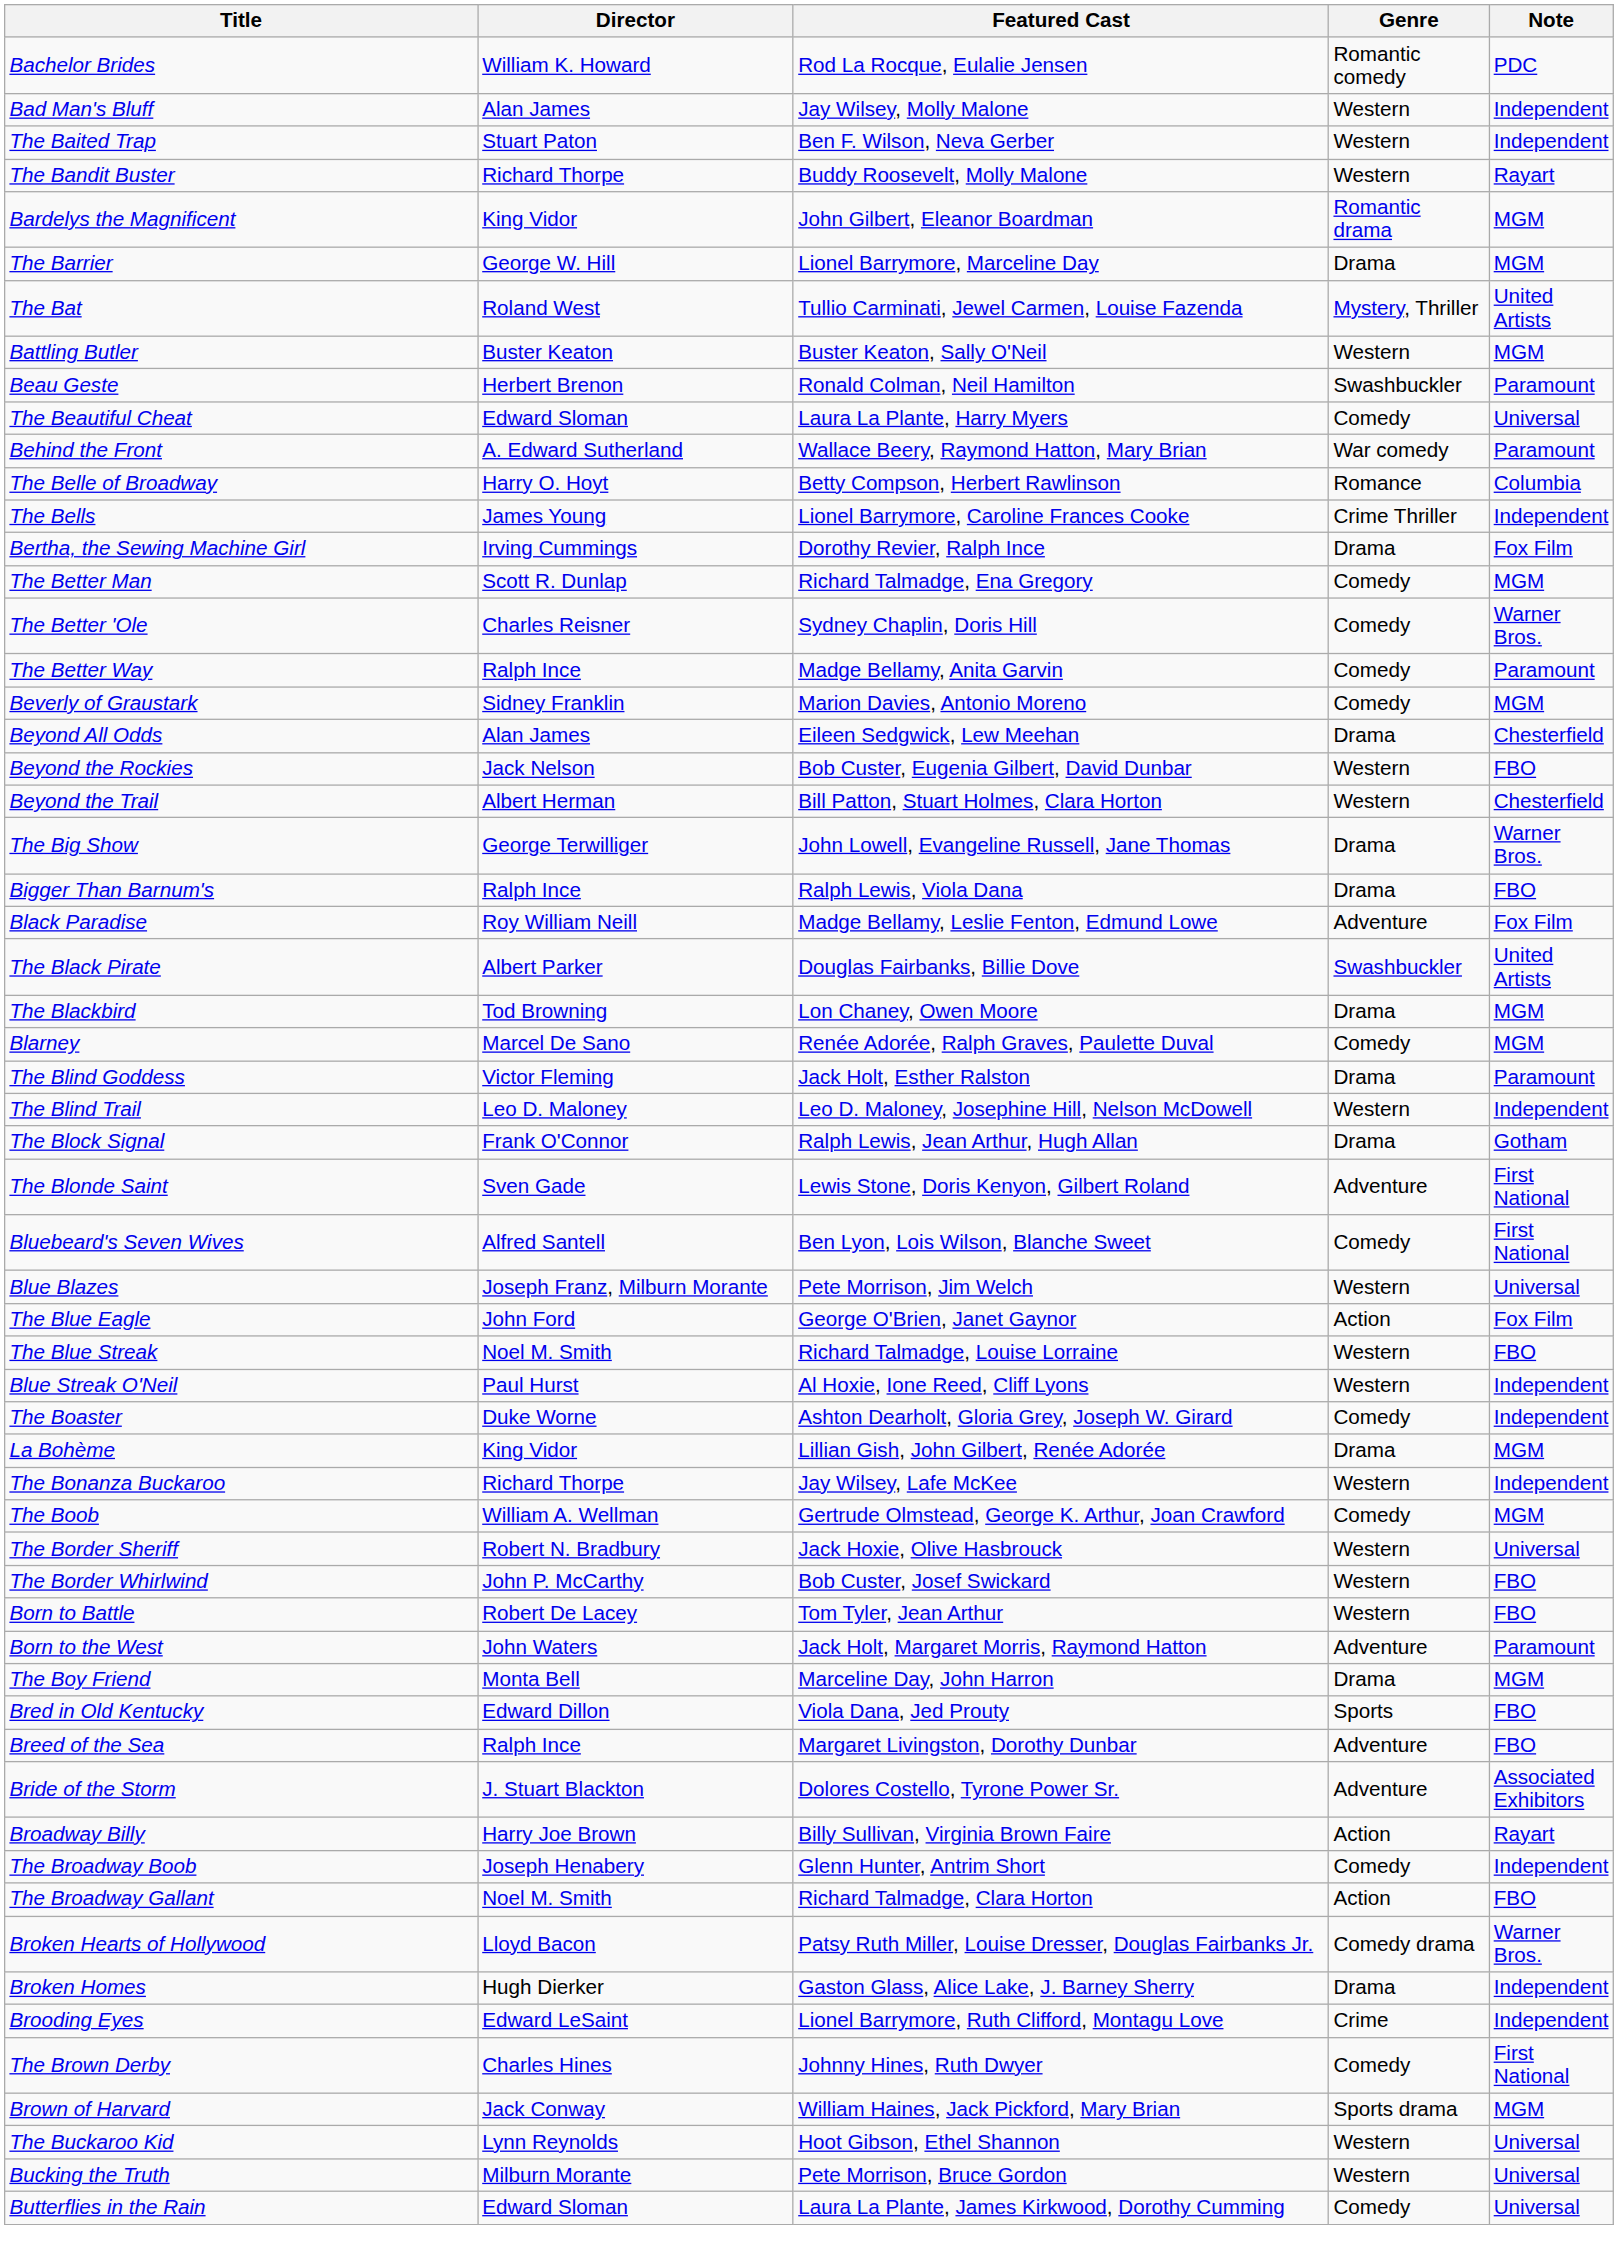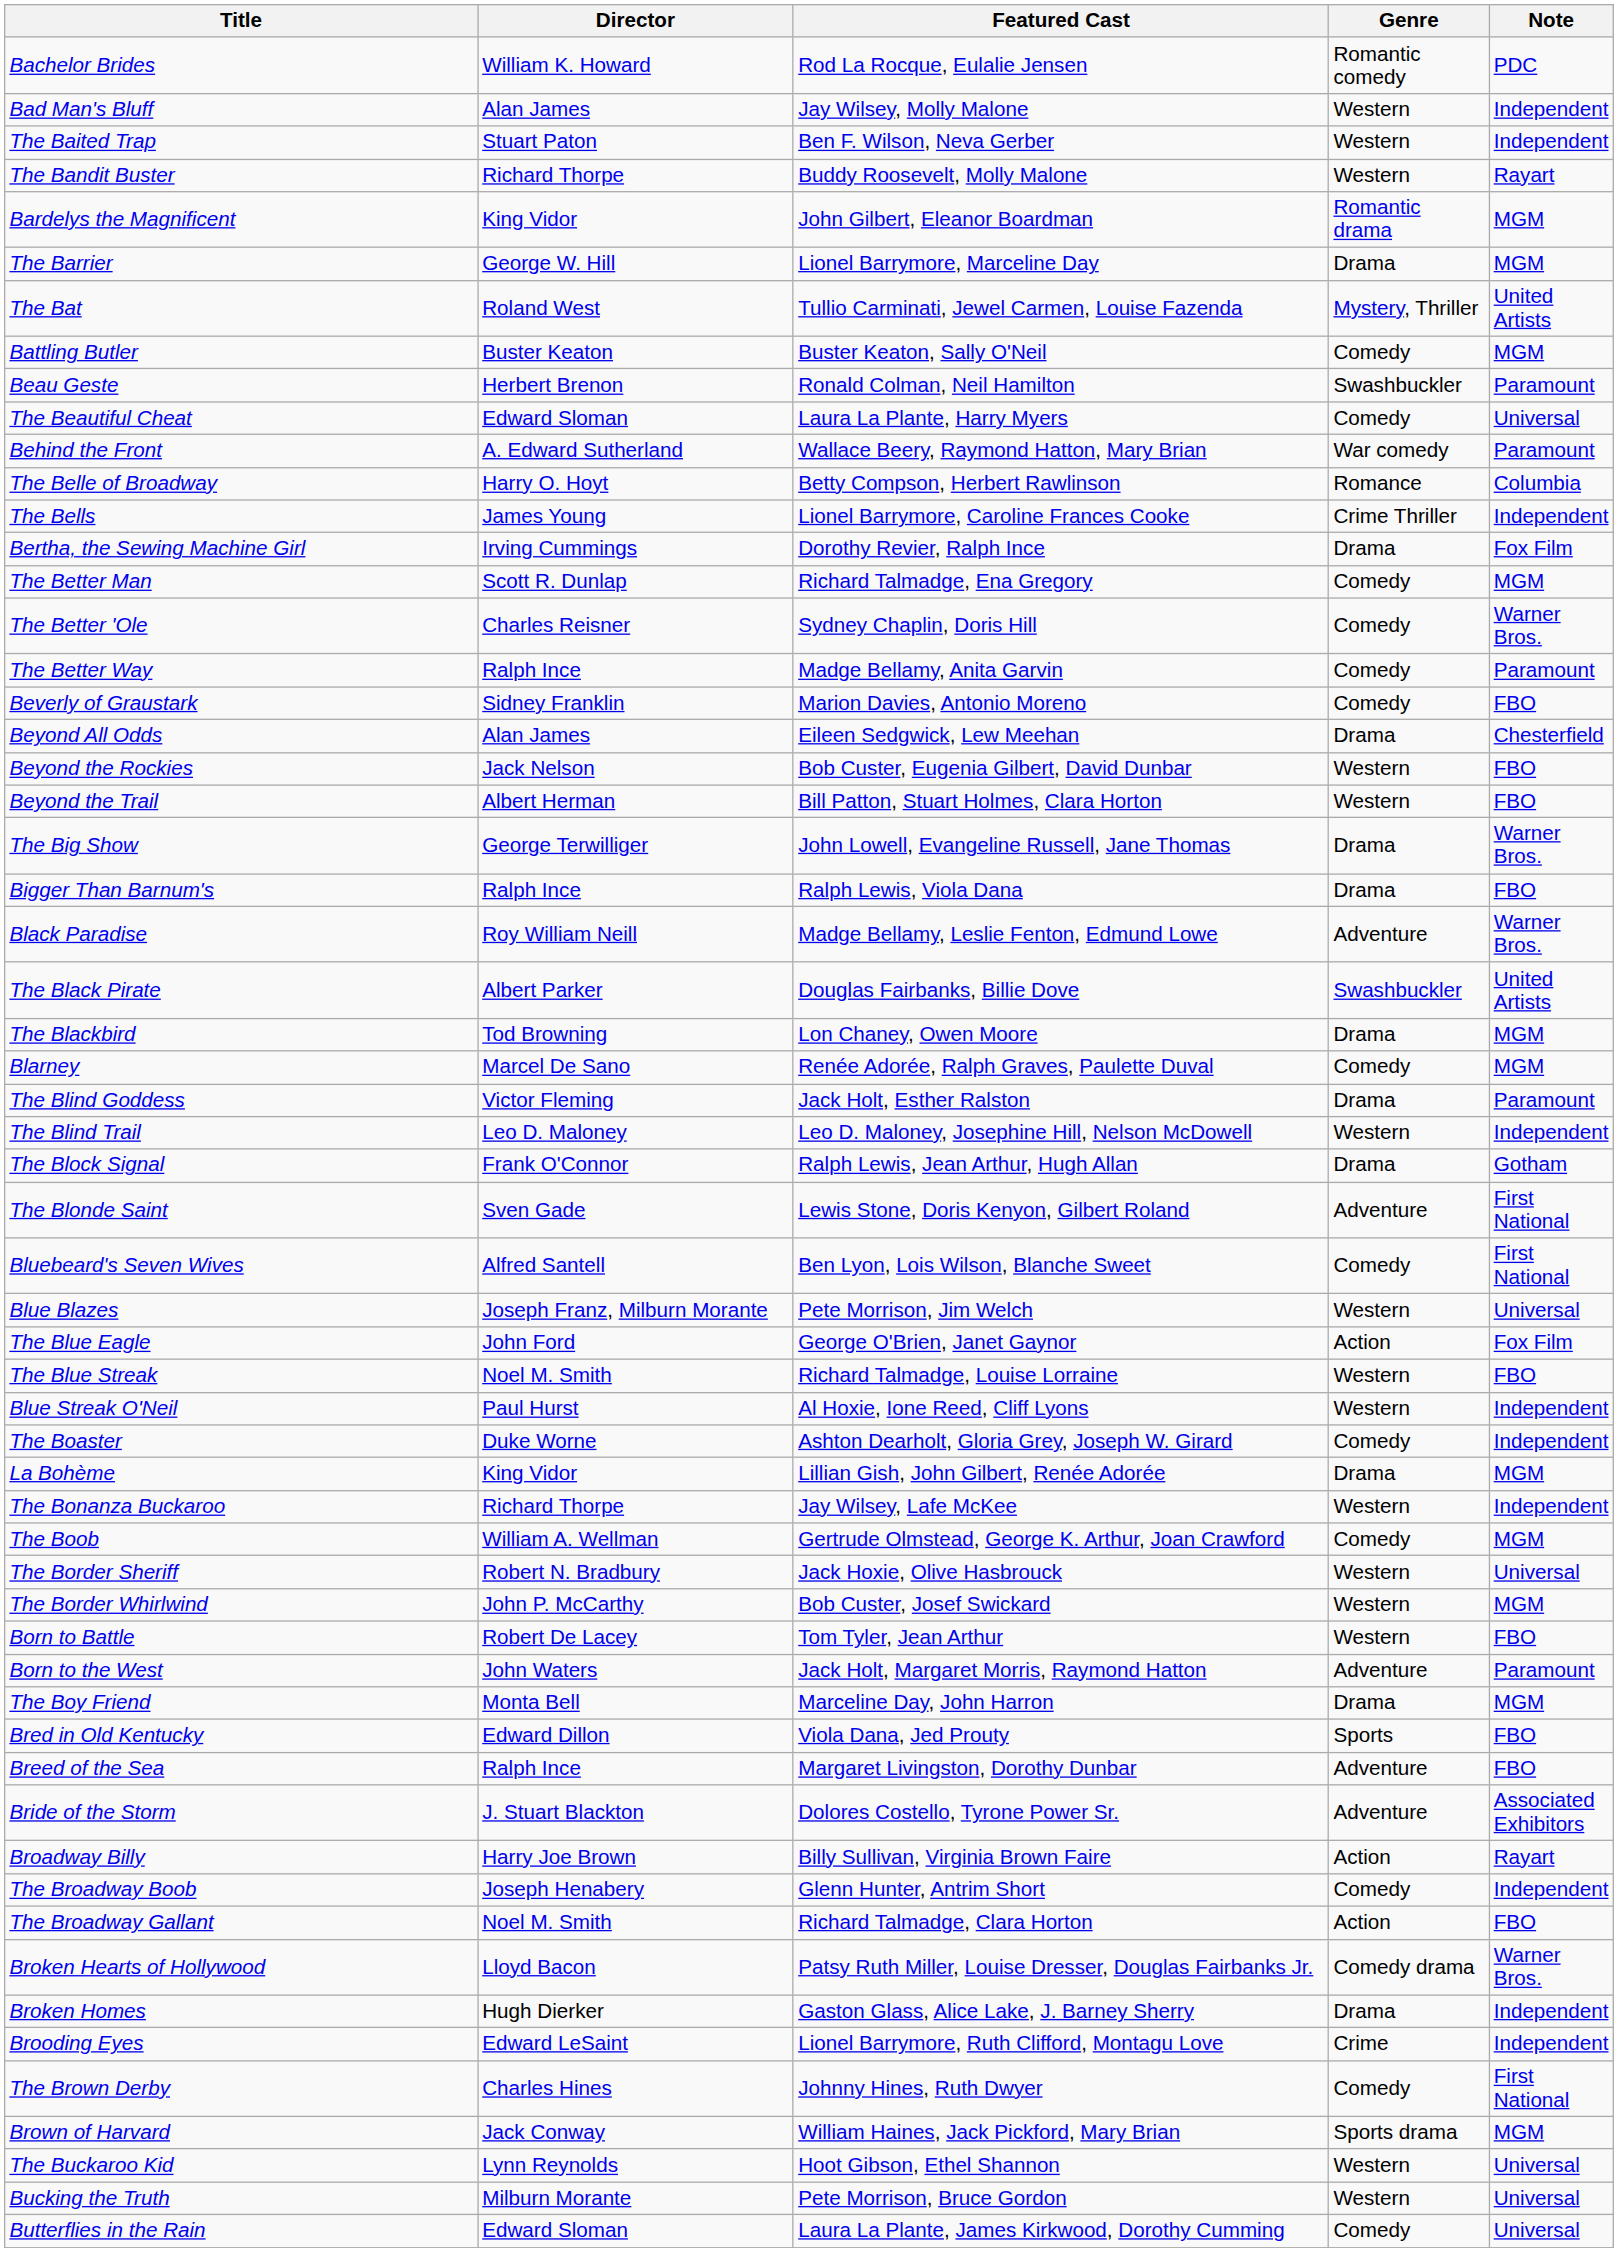(1372, 352) Western -> (1372, 352) Comedy
(1519, 702) MGM -> (1515, 702) FBO
(1549, 801) Chesterfield -> (1515, 801) FBO
(1533, 922) Fox Film -> (1527, 934) Warner Bros.
(1515, 1581) FBO -> (1519, 1604) MGM
